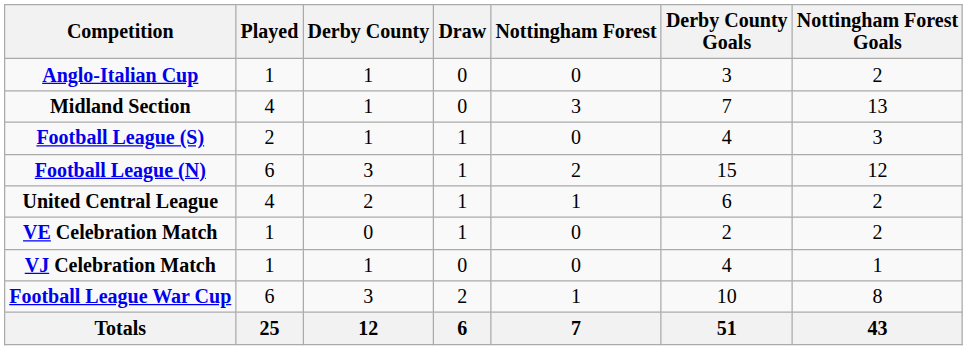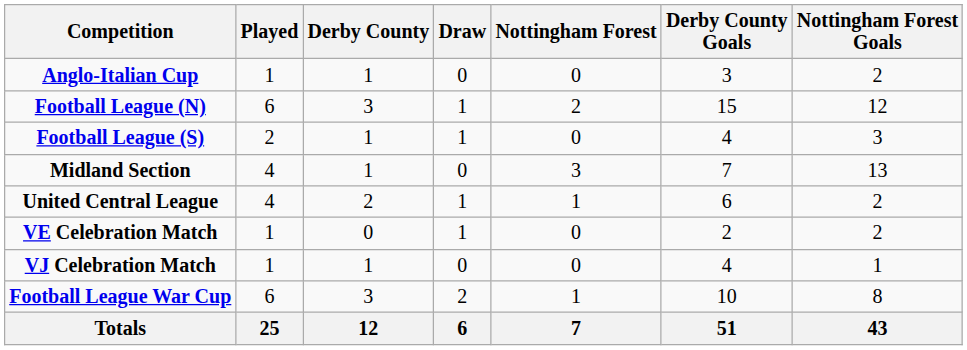rows swapped: (120, 169) <-> (120, 106)
